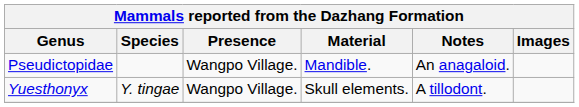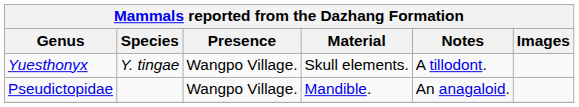rows swapped: (61, 65) <-> (48, 89)
